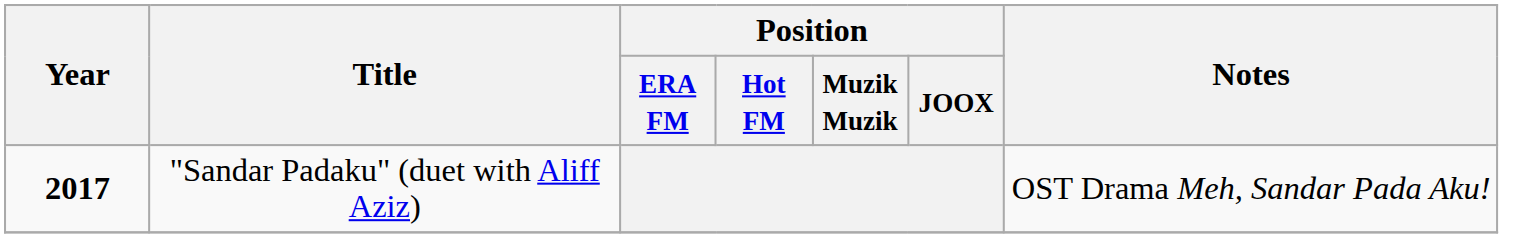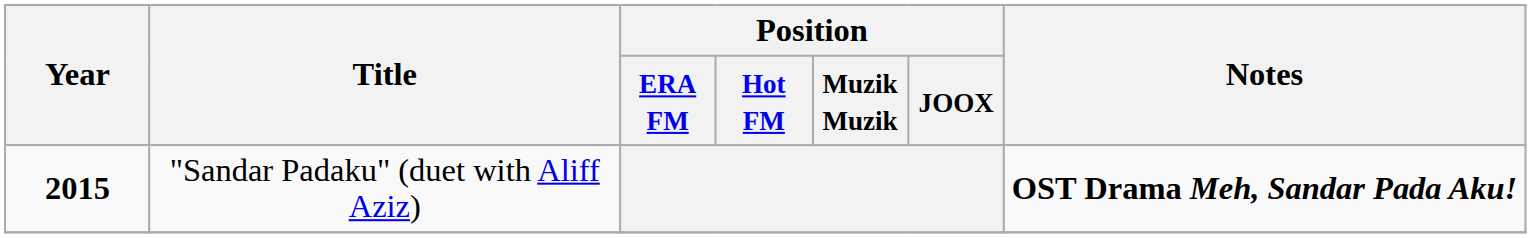(77, 188) 2017 -> (77, 188) 2015
(1251, 188) normal -> (1264, 188) bold
